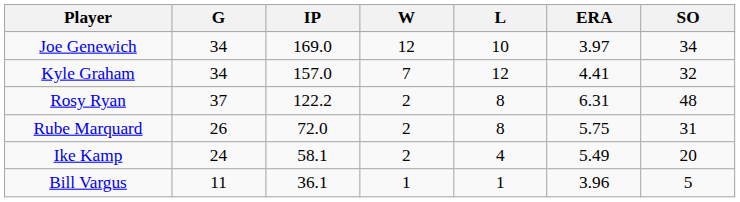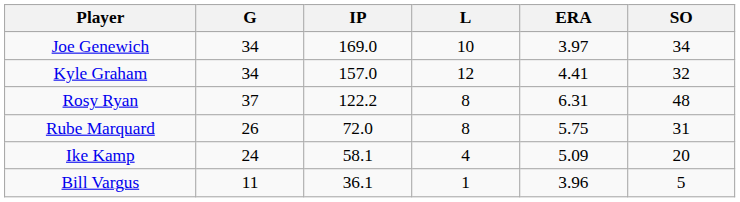- column: (406, 18)
(594, 155) 5.49 -> (573, 155) 5.09
